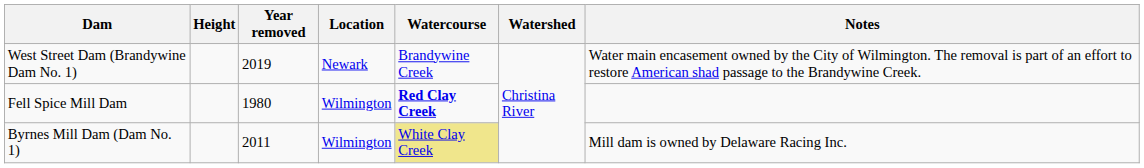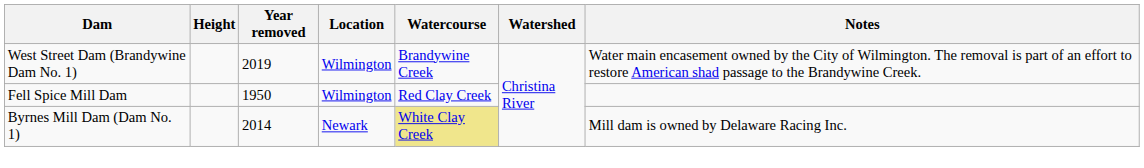(345, 63) Newark -> (357, 63) Wilmington
(257, 103) 1980 -> (257, 94) 1950
(427, 103) bold -> (445, 94) normal
(256, 142) 2011 -> (257, 126) 2014
(357, 142) Wilmington -> (345, 126) Newark
